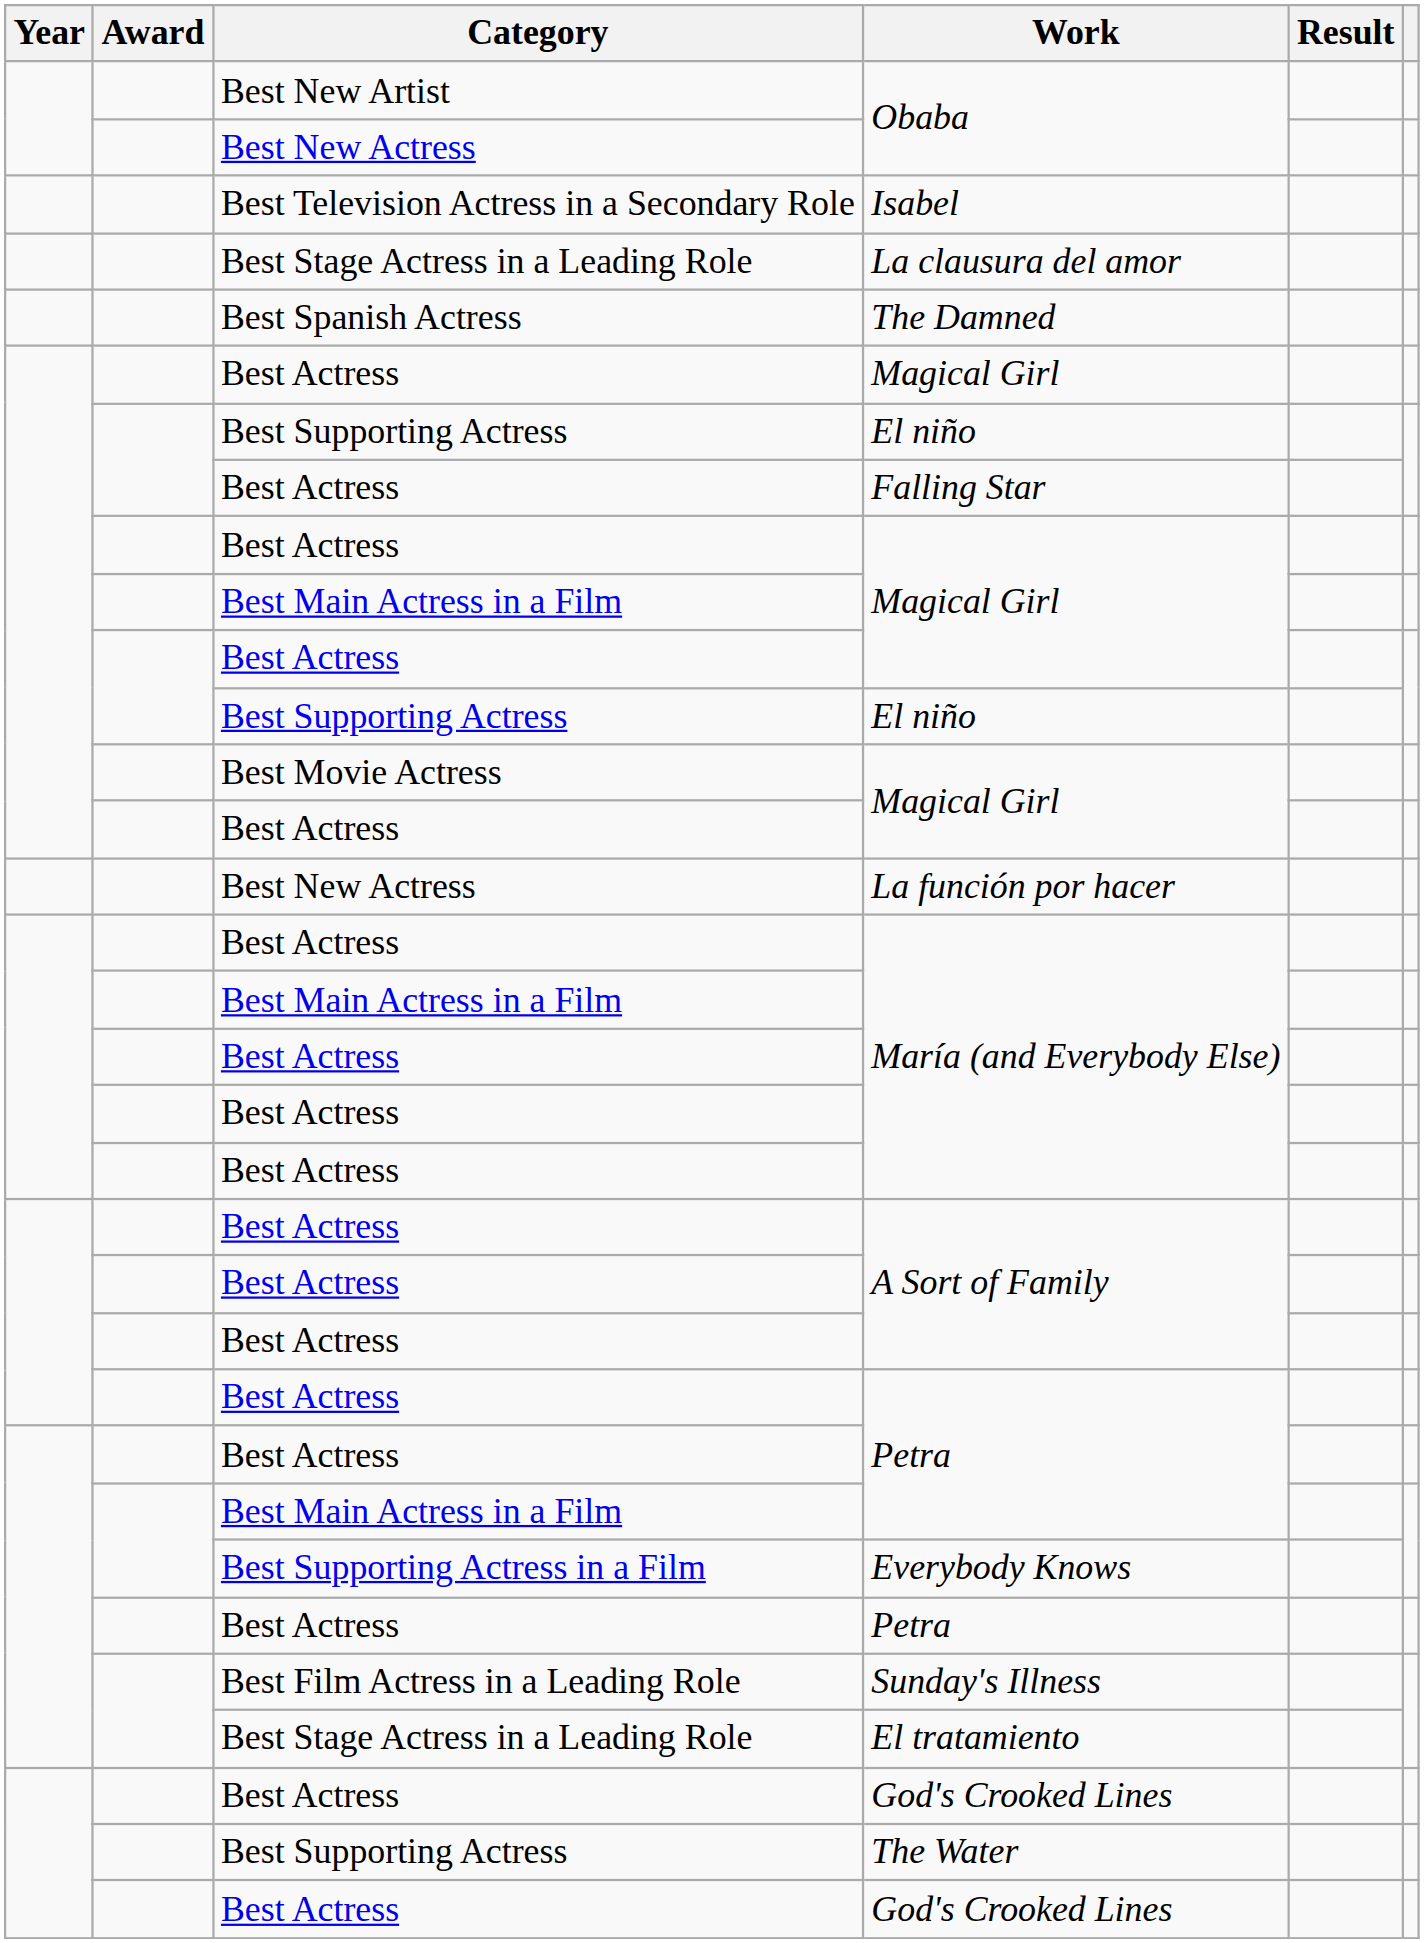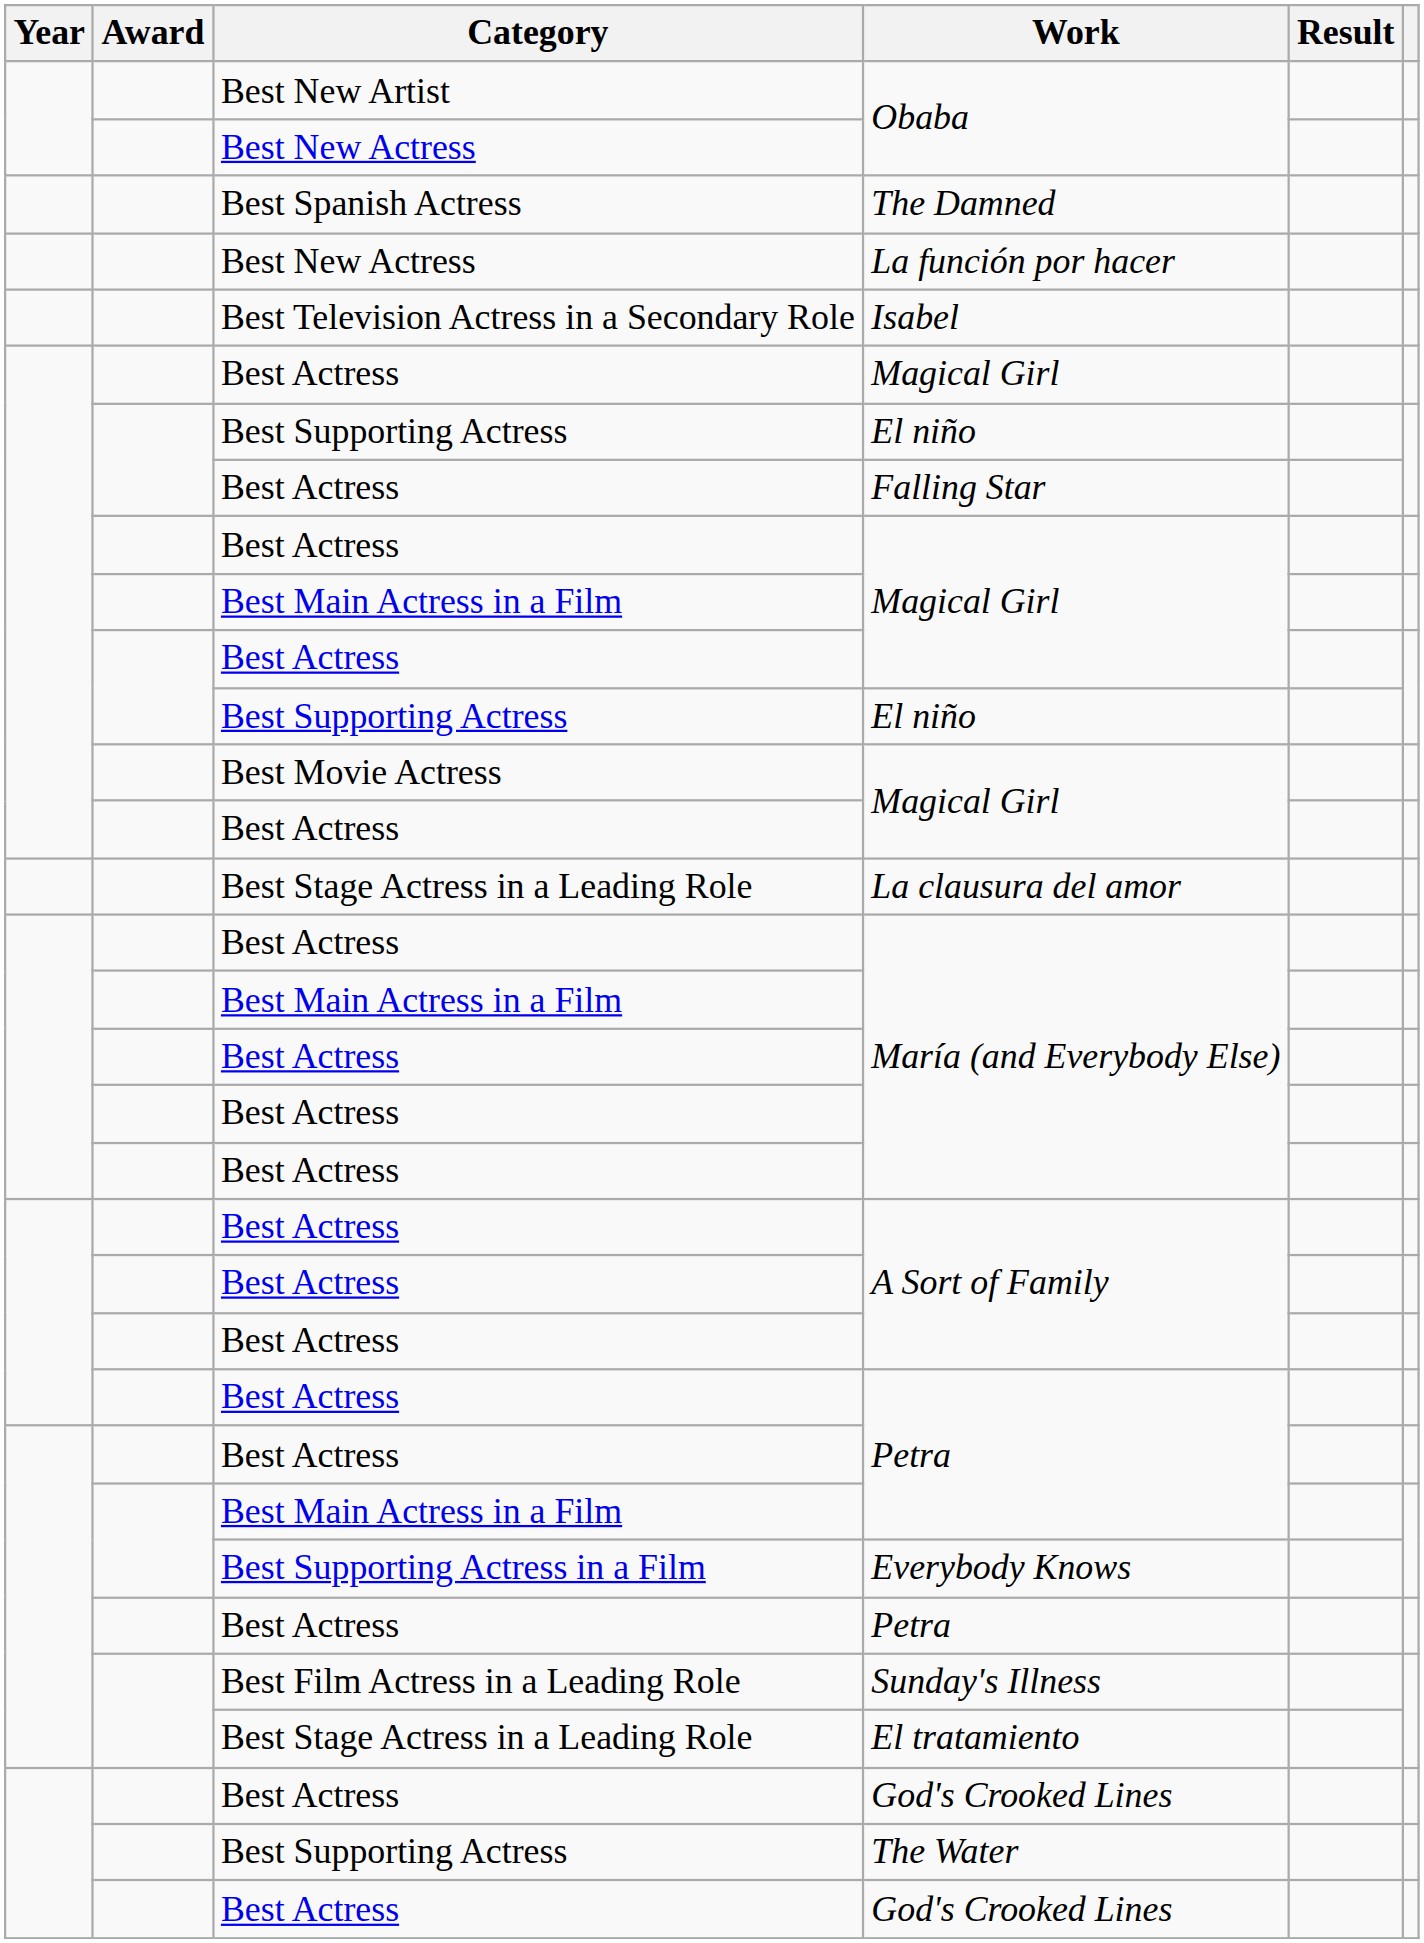rows swapped: (371, 317) <-> (538, 203)
rows swapped: (348, 885) <-> (487, 260)
